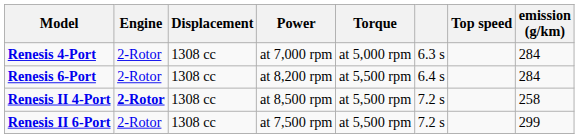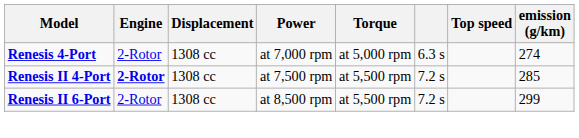(529, 54) 284 -> (529, 54) 274
- row: (52, 76)
(296, 99) at 8,500 rpm -> (296, 76) at 7,500 rpm
(529, 99) 258 -> (529, 76) 285
(296, 122) at 7,500 rpm -> (296, 99) at 8,500 rpm
